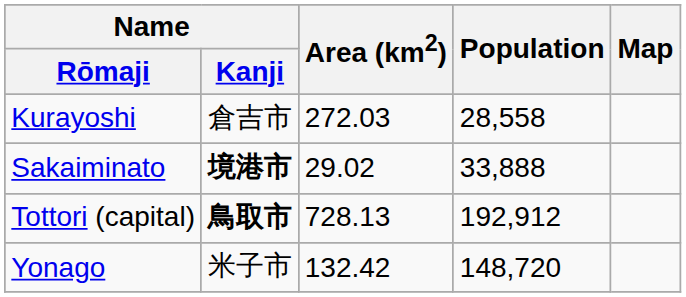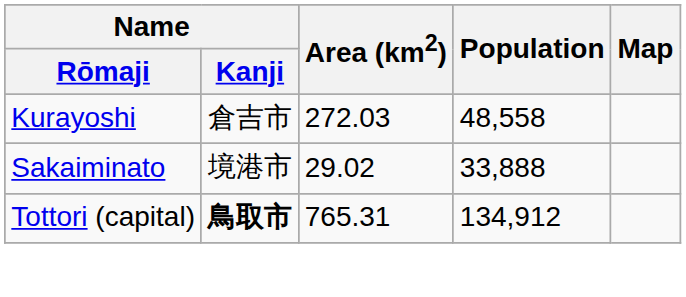(503, 118) 28,558 -> (503, 118) 48,558
(250, 166) bold -> (250, 166) normal
(348, 217) 728.13 -> (348, 217) 765.31
(510, 217) 192,912 -> (510, 217) 134,912
- row: (58, 267)
